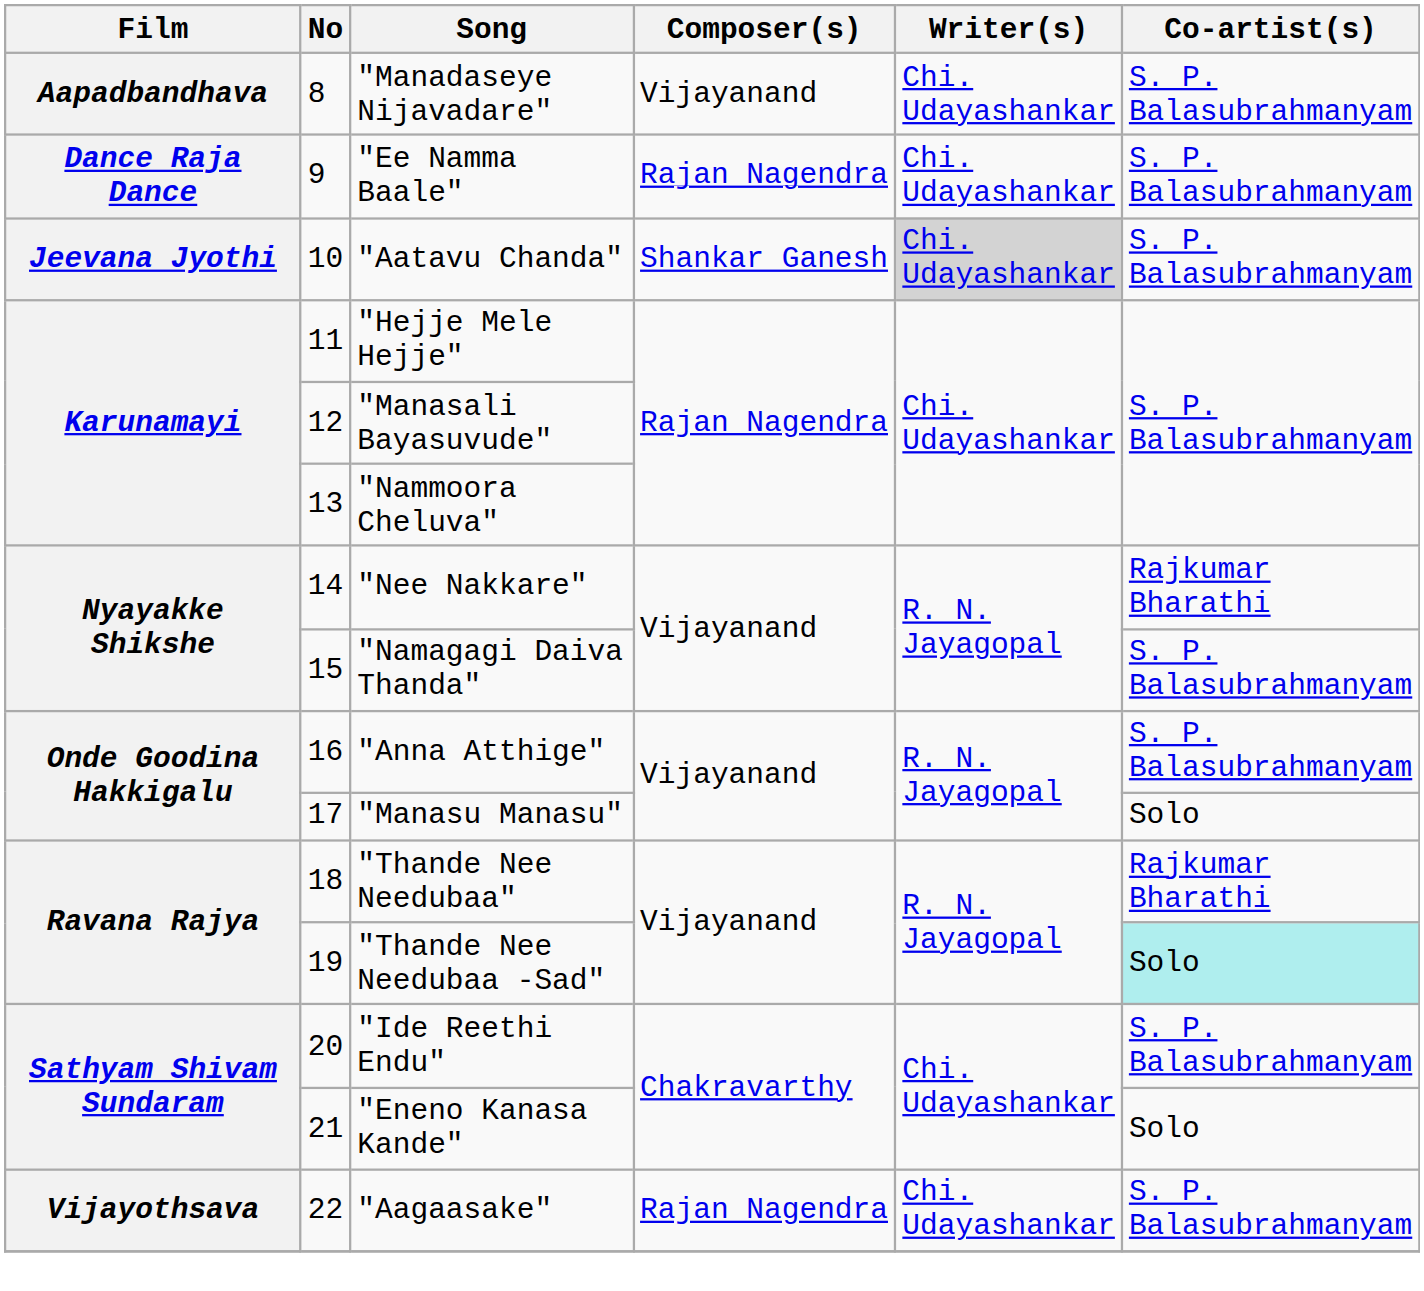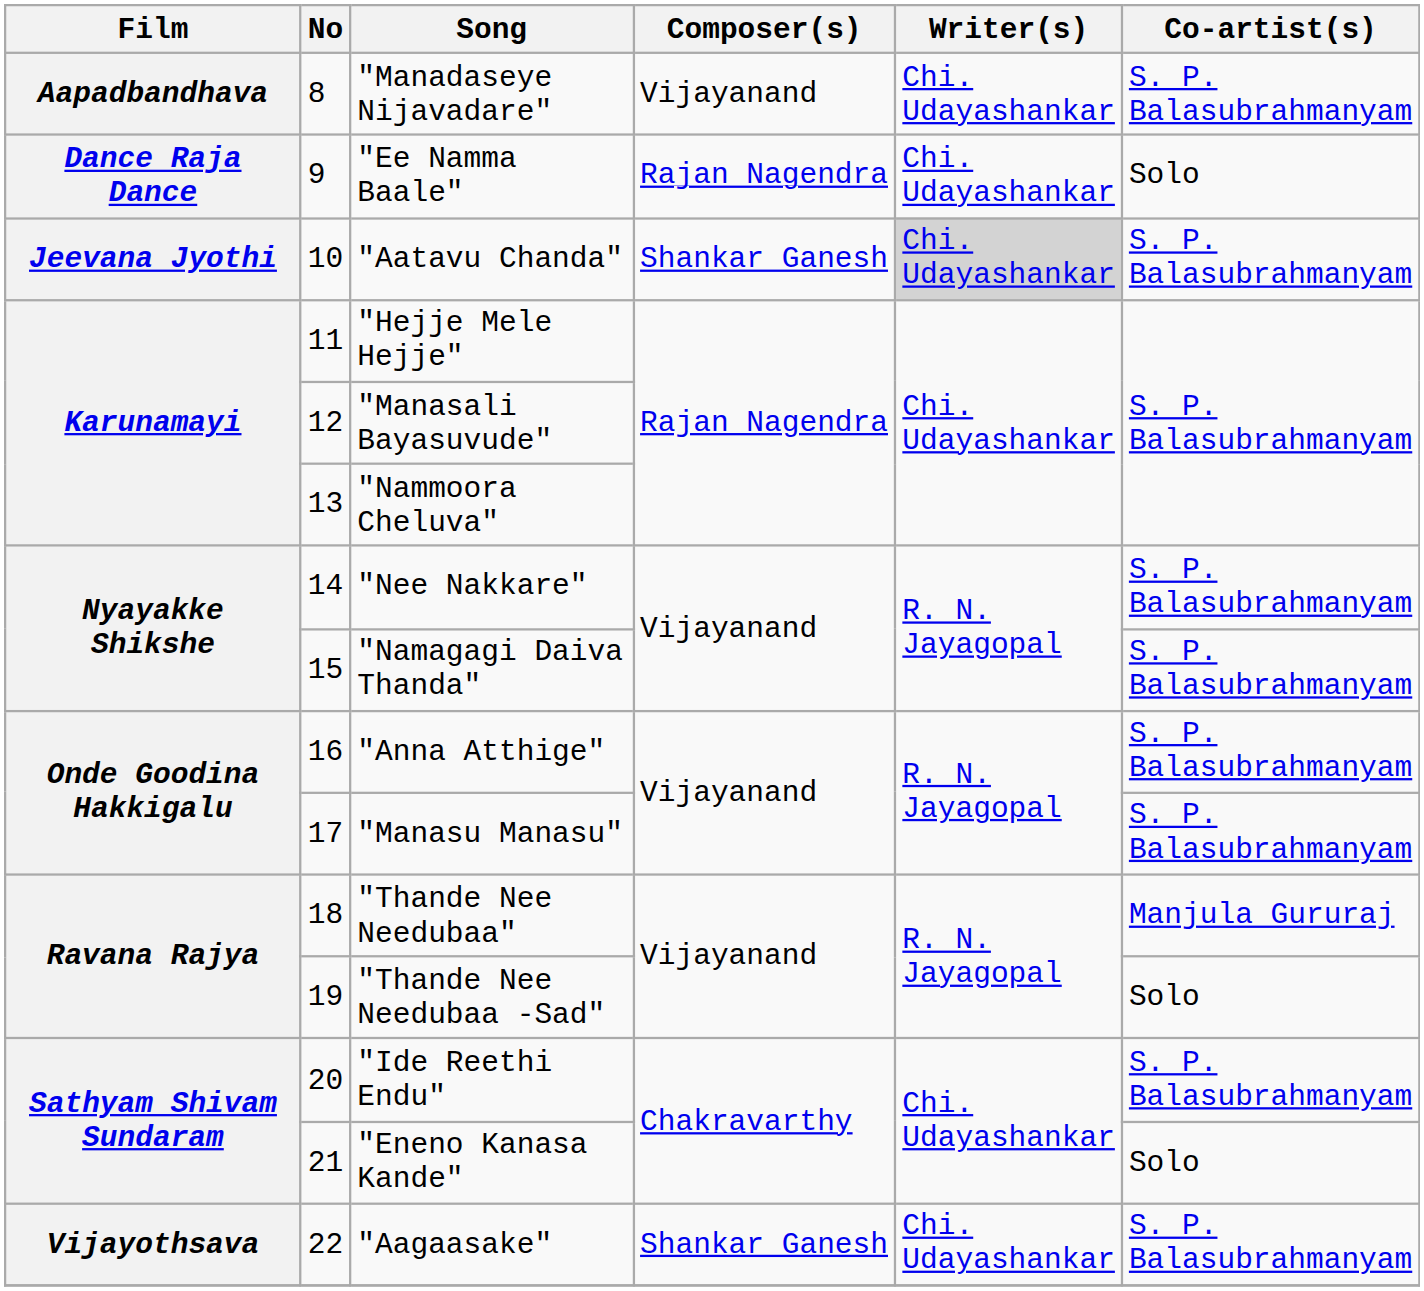(1271, 176) S. P. Balasubrahmanyam -> (1164, 176) Solo
(1200, 587) Rajkumar Bharathi -> (1271, 587) S. P. Balasubrahmanyam
(1164, 817) Solo -> (1271, 834) S. P. Balasubrahmanyam
(1200, 882) Rajkumar Bharathi -> (1262, 916) Manjula Gururaj
(1164, 964) paleturquoise background -> (1164, 998) no background
(764, 1210) Rajan Nagendra -> (764, 1244) Shankar Ganesh
